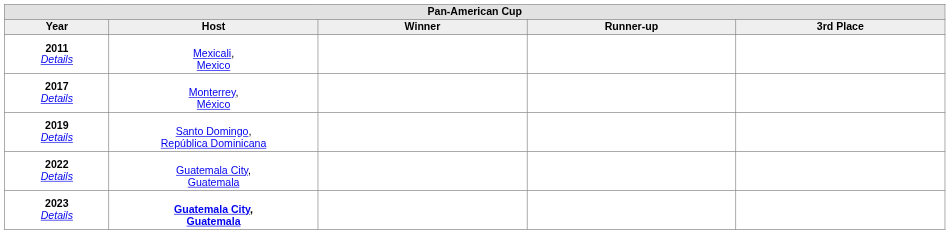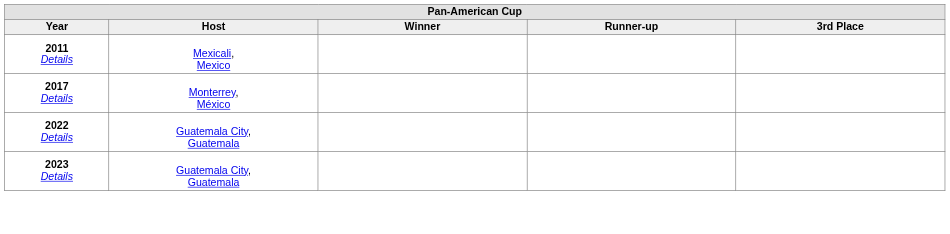- row: (57, 132)
(214, 216) bold -> (214, 177) normal
